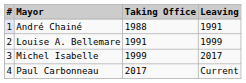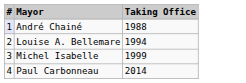- column: (219, 12)
(136, 41) 1991 -> (136, 41) 1994
(136, 71) 2017 -> (136, 71) 2014
